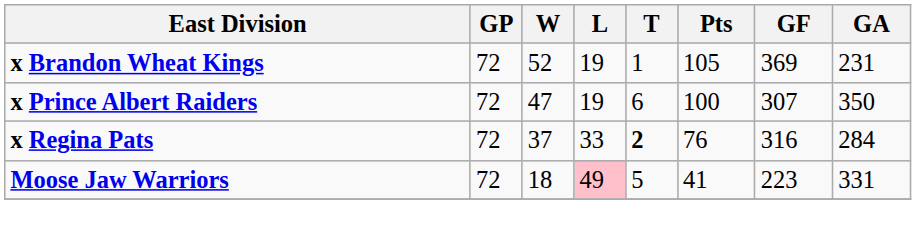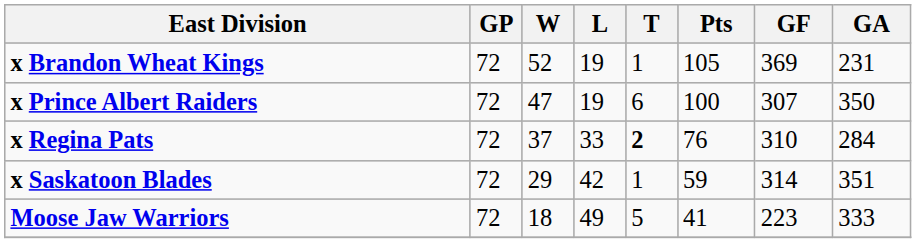(779, 140) 316 -> (779, 140) 310
+ row: (111, 179)
(592, 179) pink background -> (592, 218) no background
(857, 179) 331 -> (857, 218) 333
